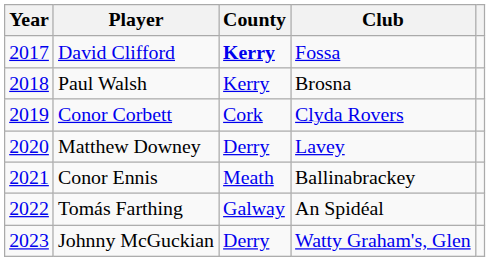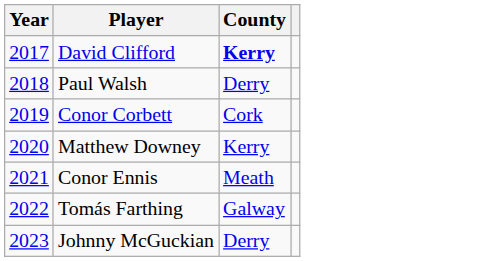- column: (383, 20)
(246, 83) Kerry -> (246, 83) Derry
(246, 146) Derry -> (246, 146) Kerry
